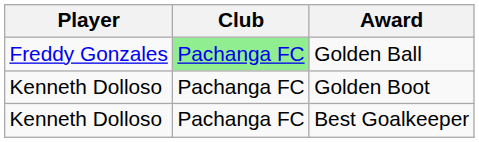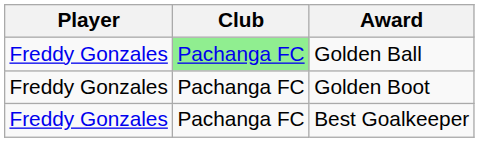(86, 86) Kenneth Dolloso -> (89, 86) Freddy Gonzales
(86, 119) Kenneth Dolloso -> (89, 119) Freddy Gonzales
